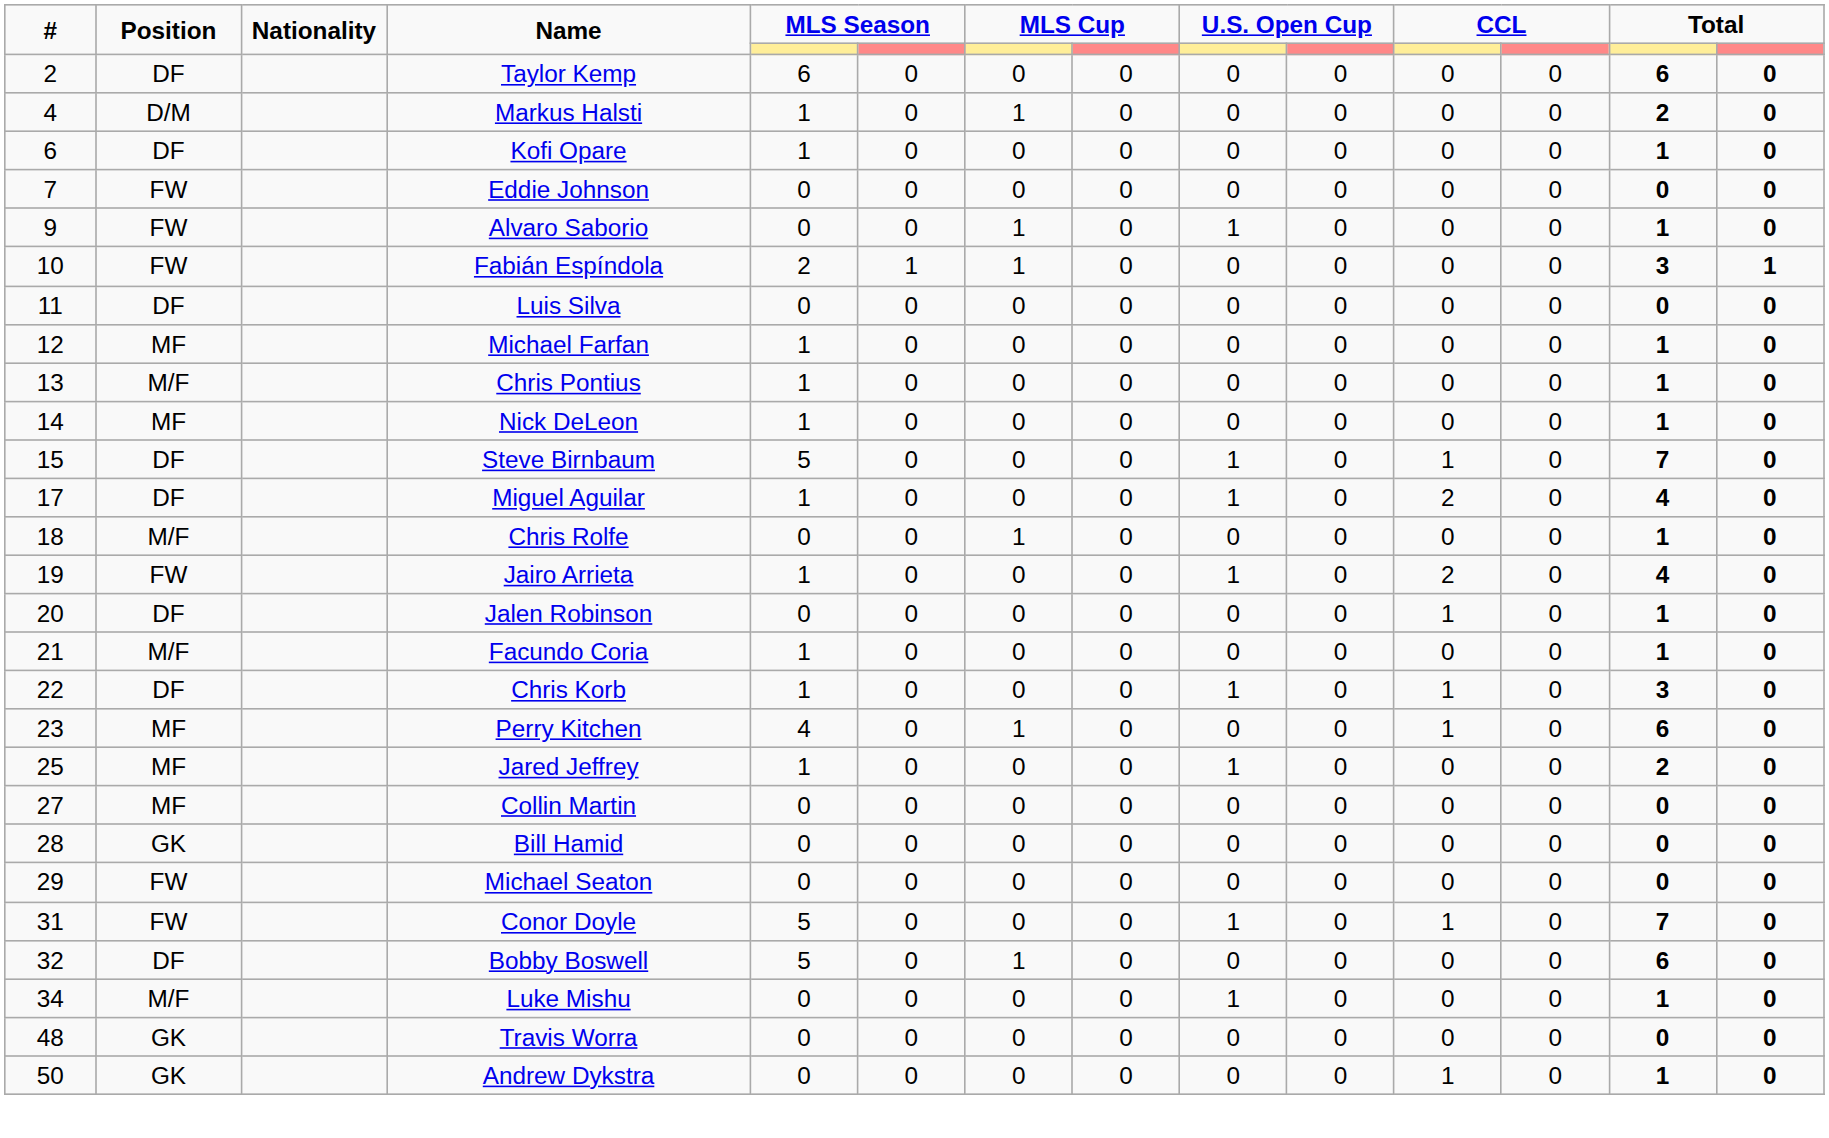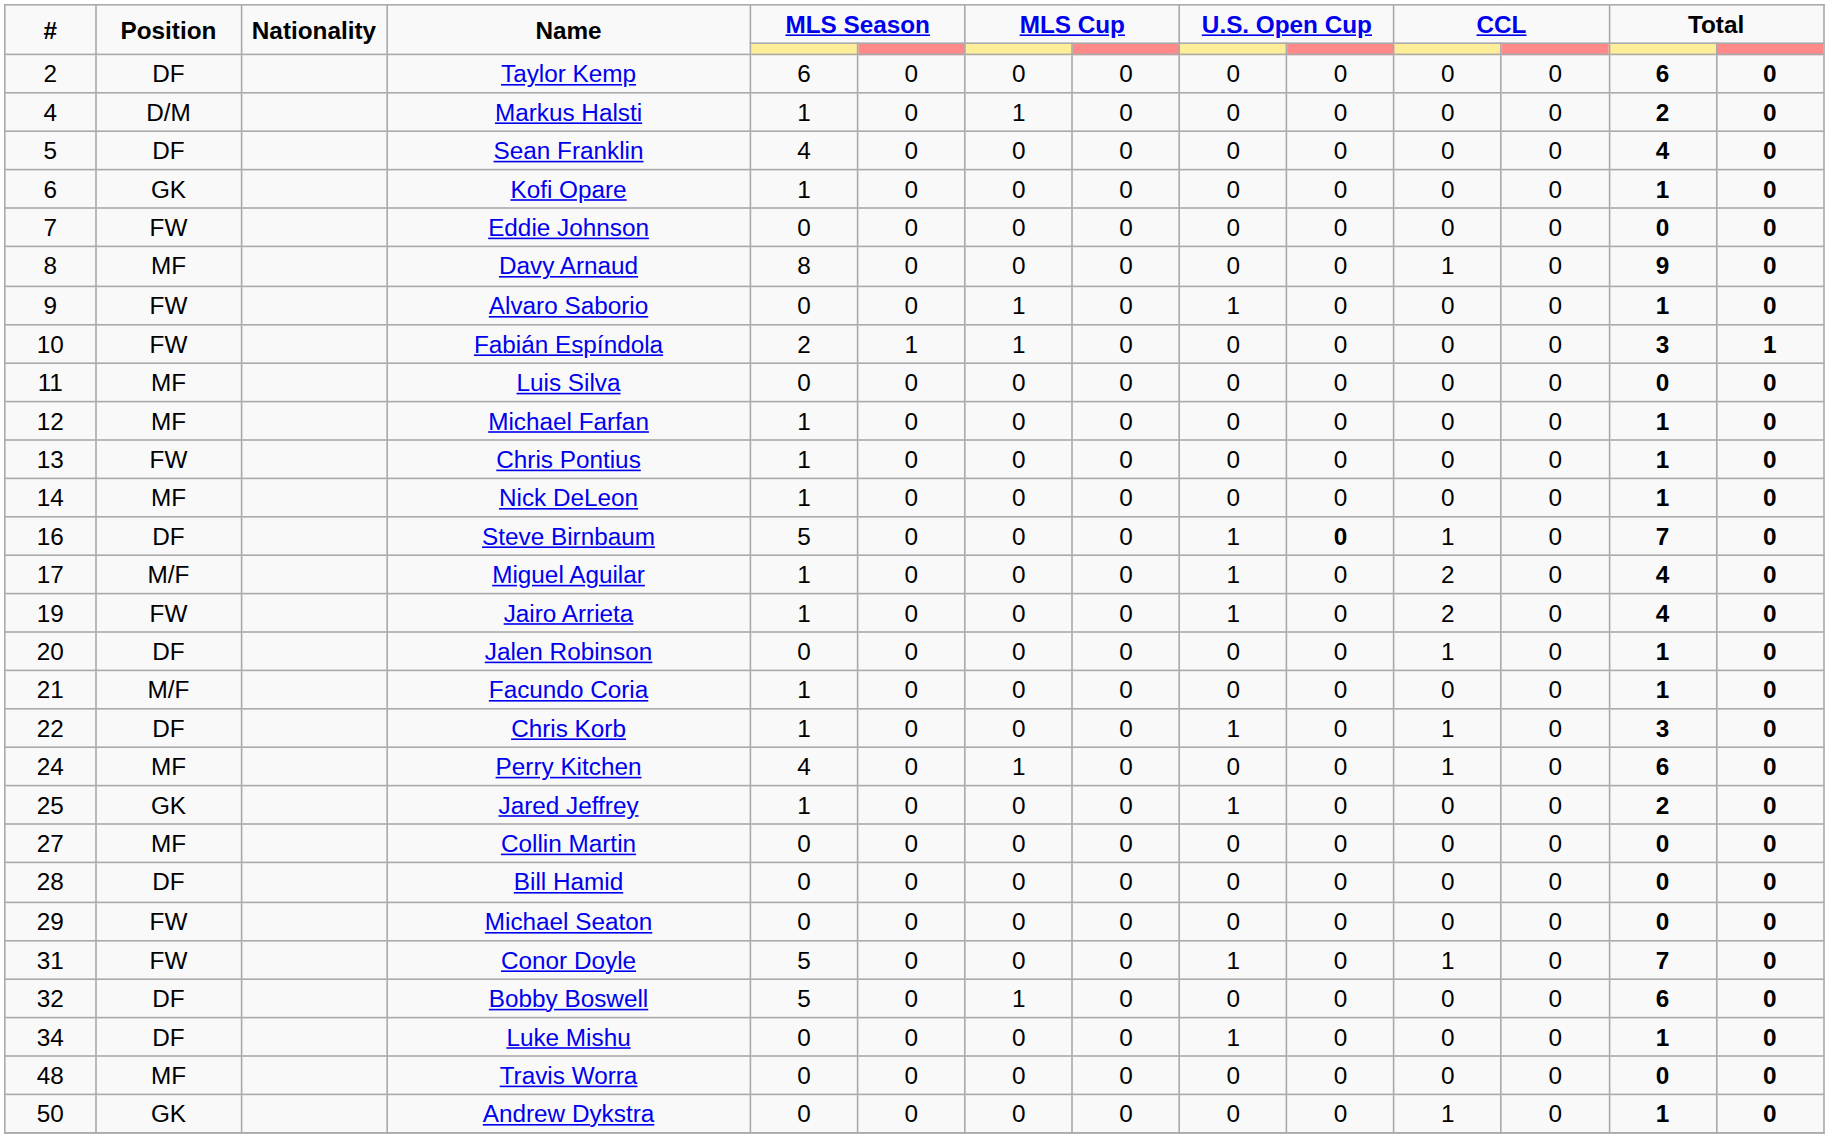+ row: (569, 151)
(168, 151) DF -> (168, 190) GK
+ row: (569, 267)
(168, 305) DF -> (168, 382) MF
(168, 382) M/F -> (168, 459) FW
(50, 459) 15 -> (50, 536) 16
(1341, 459) normal -> (1341, 536) bold
(168, 498) DF -> (168, 575) M/F
- row: (569, 536)
(50, 729) 23 -> (50, 767) 24
(168, 767) MF -> (168, 806) GK
(168, 844) GK -> (168, 883) DF
(168, 998) M/F -> (168, 1037) DF
(168, 1037) GK -> (168, 1075) MF
